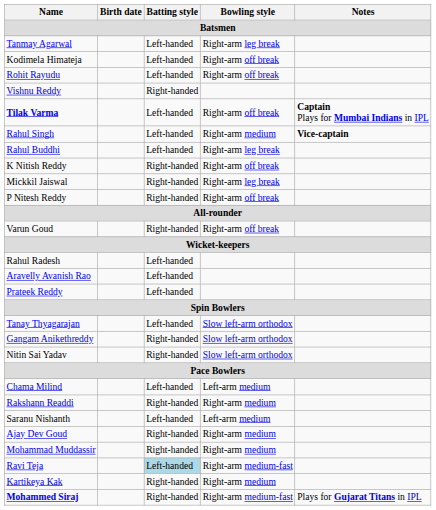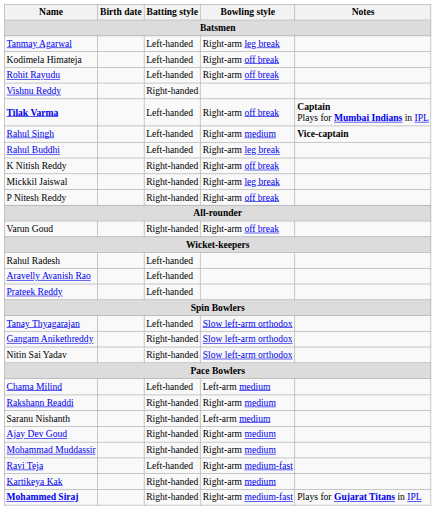(170, 418) Left-handed -> (172, 418) Right-handed
(170, 466) lightblue background -> (170, 466) no background
